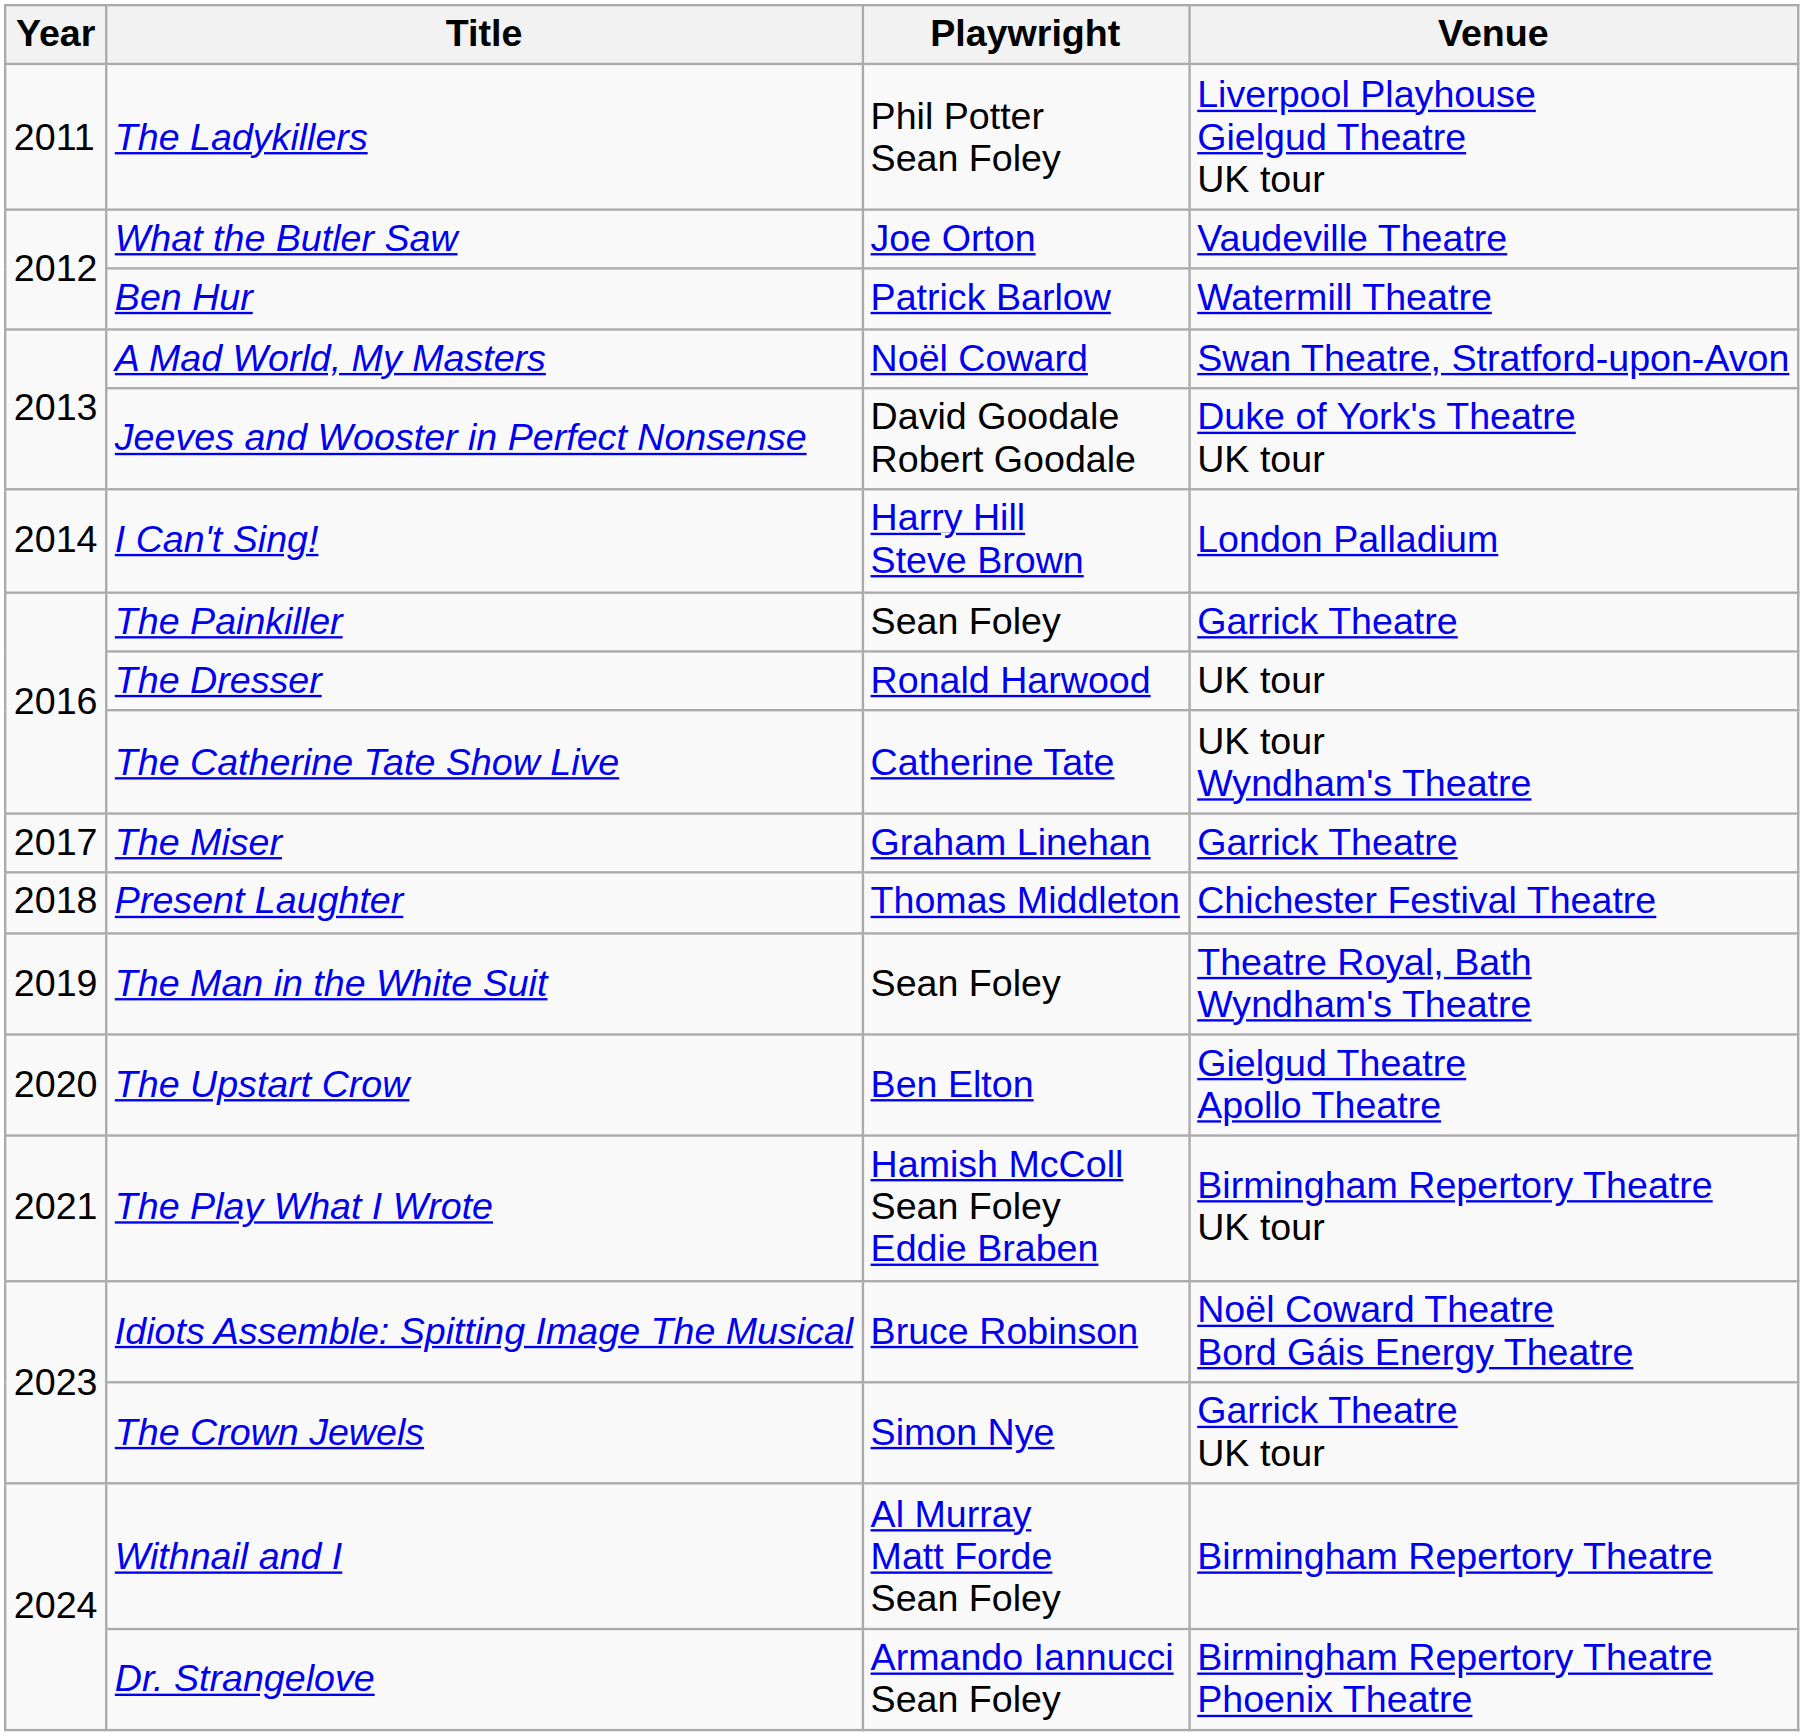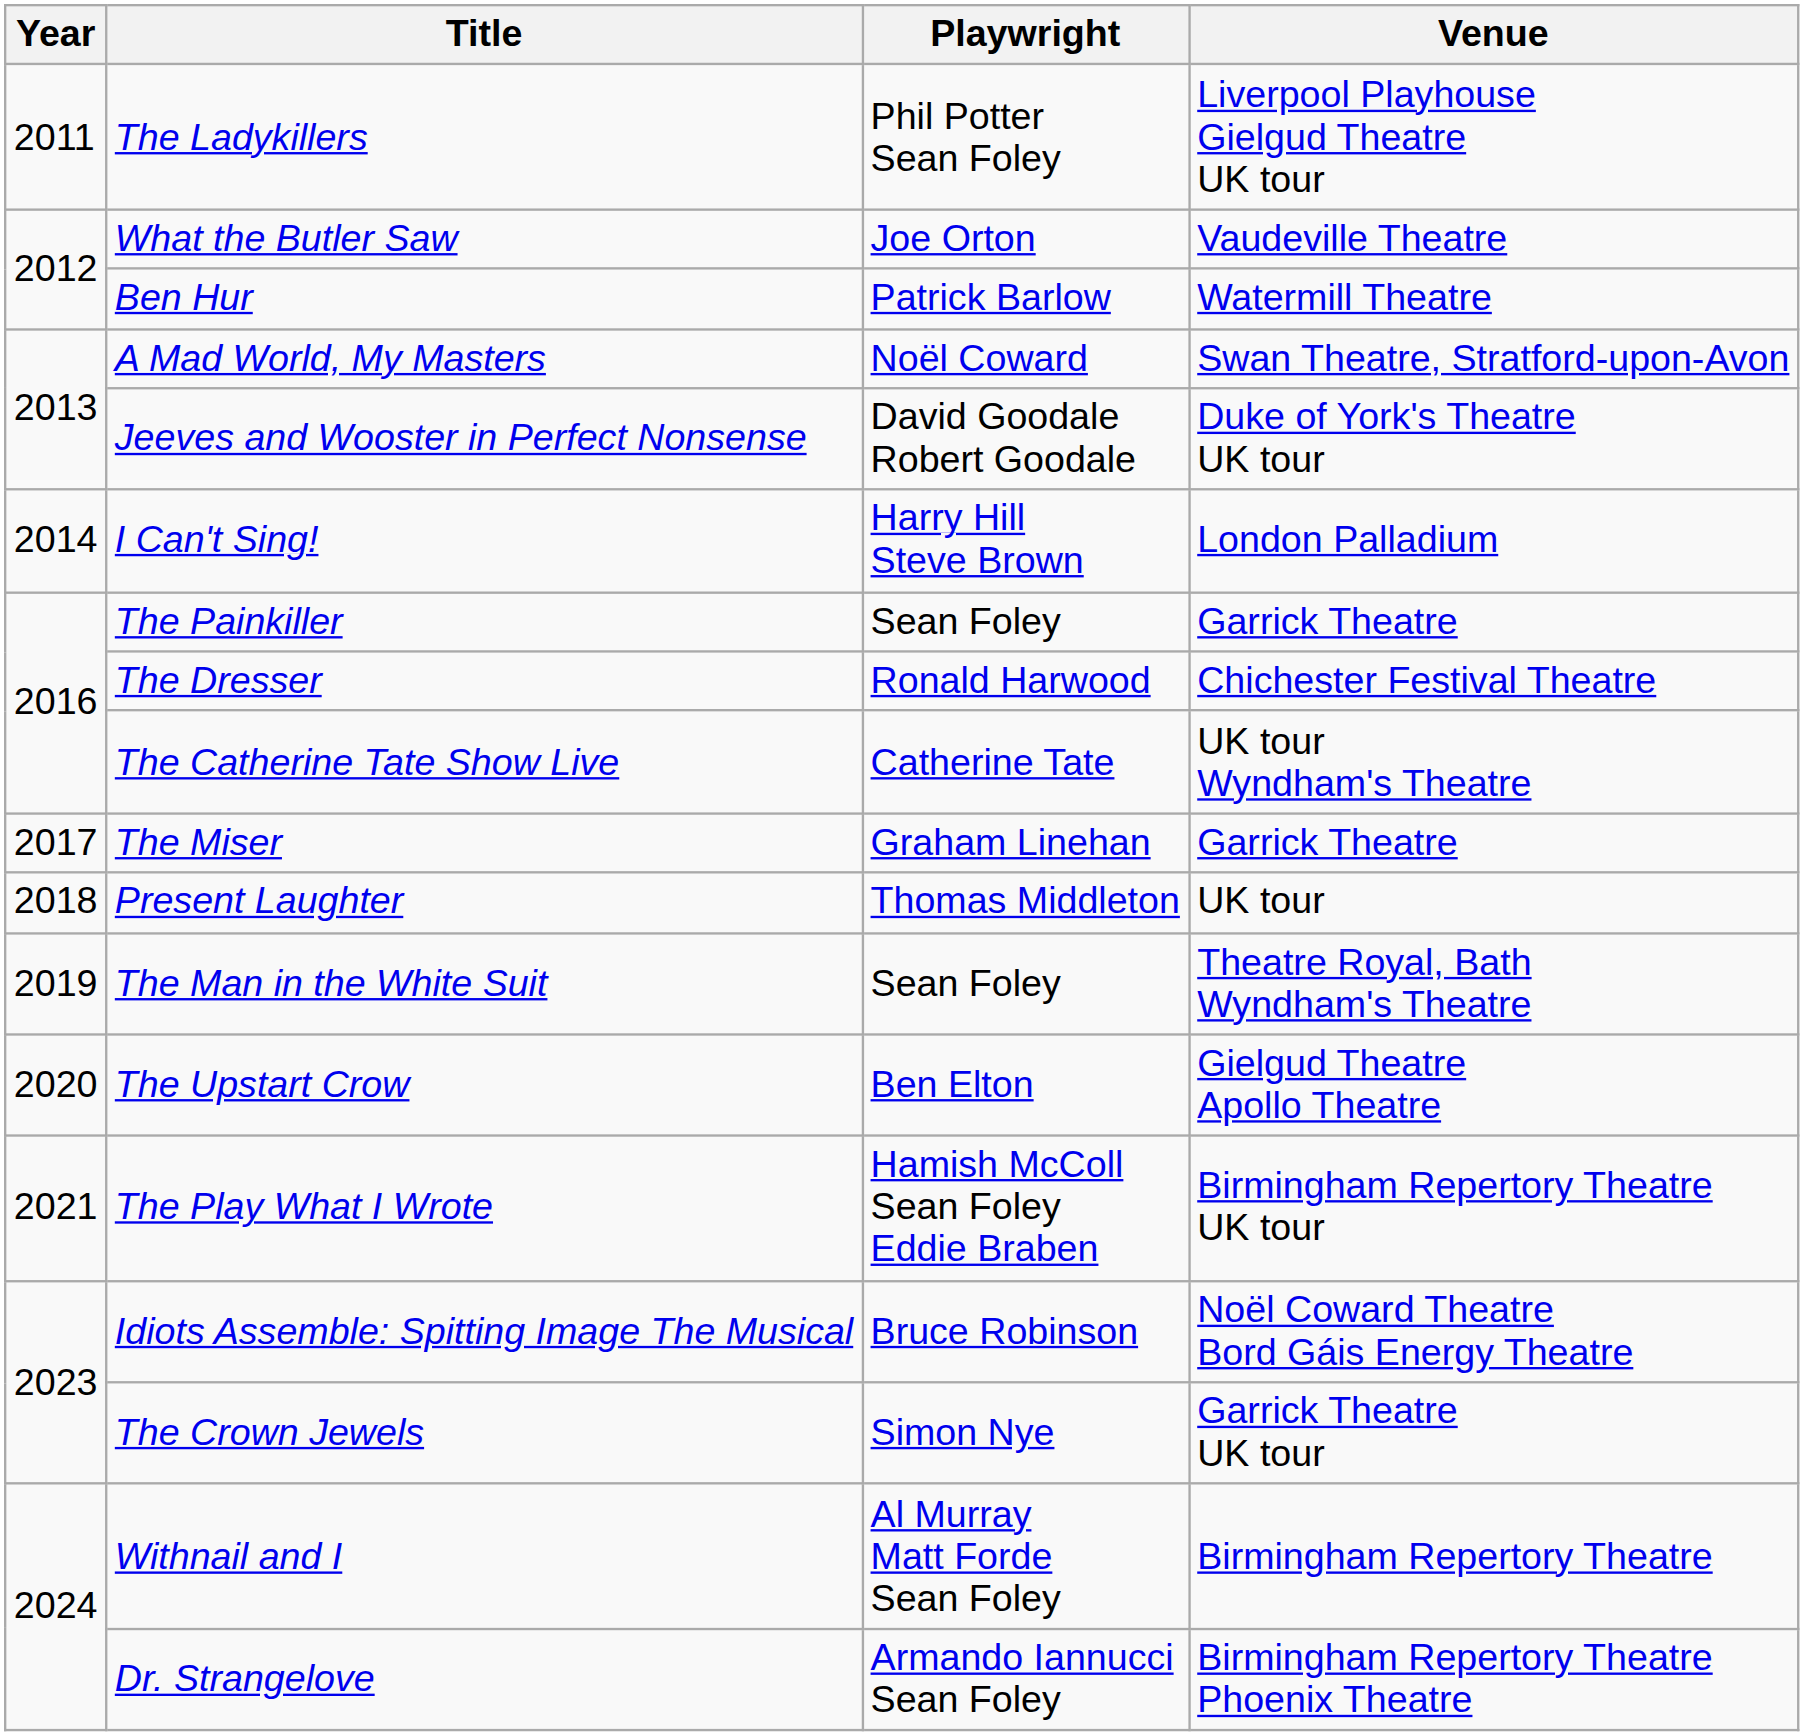(1261, 680) UK tour -> (1427, 680) Chichester Festival Theatre
(1427, 901) Chichester Festival Theatre -> (1261, 901) UK tour
